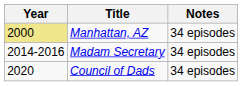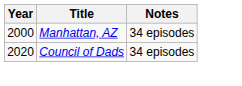(20, 33) khaki background -> (20, 33) no background
- row: (117, 52)
